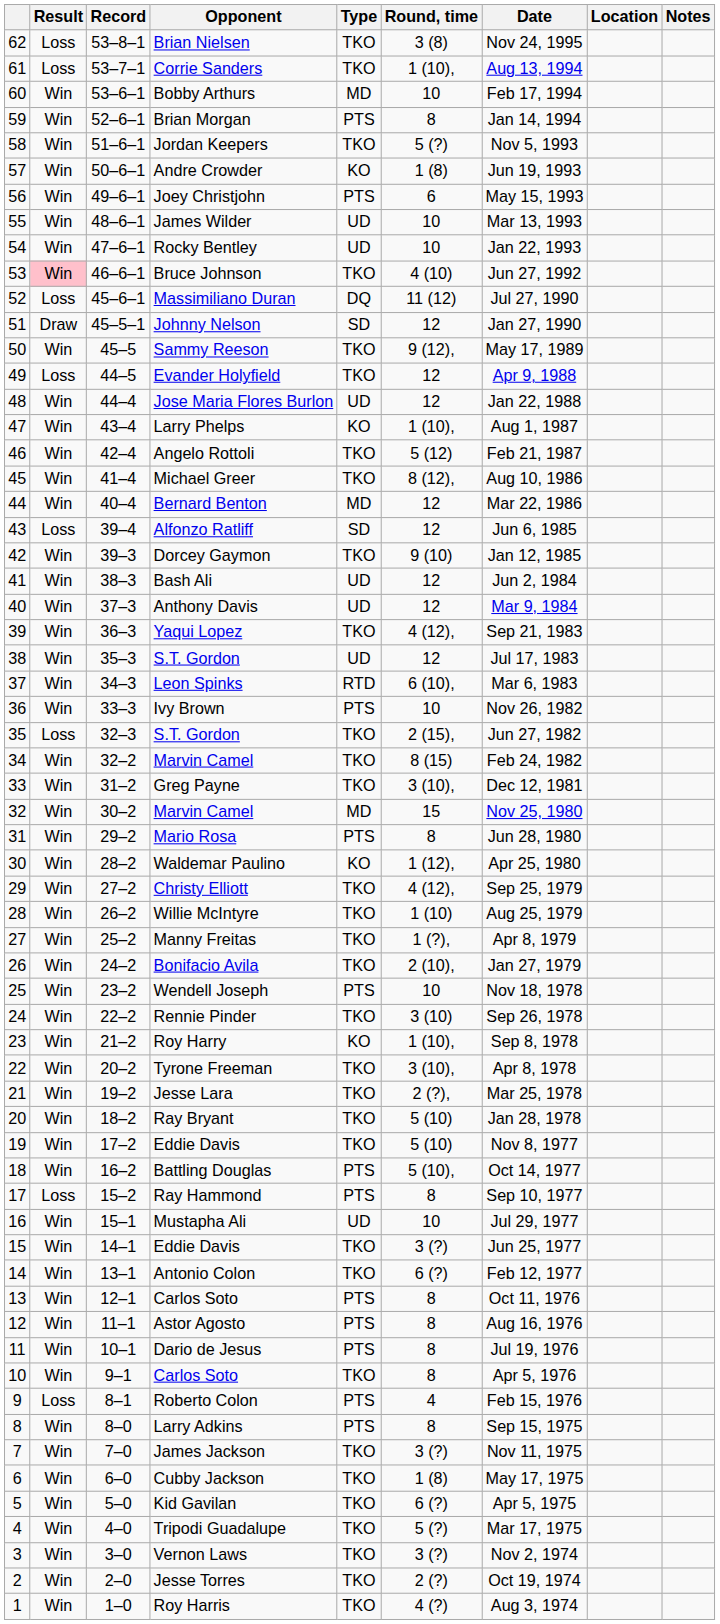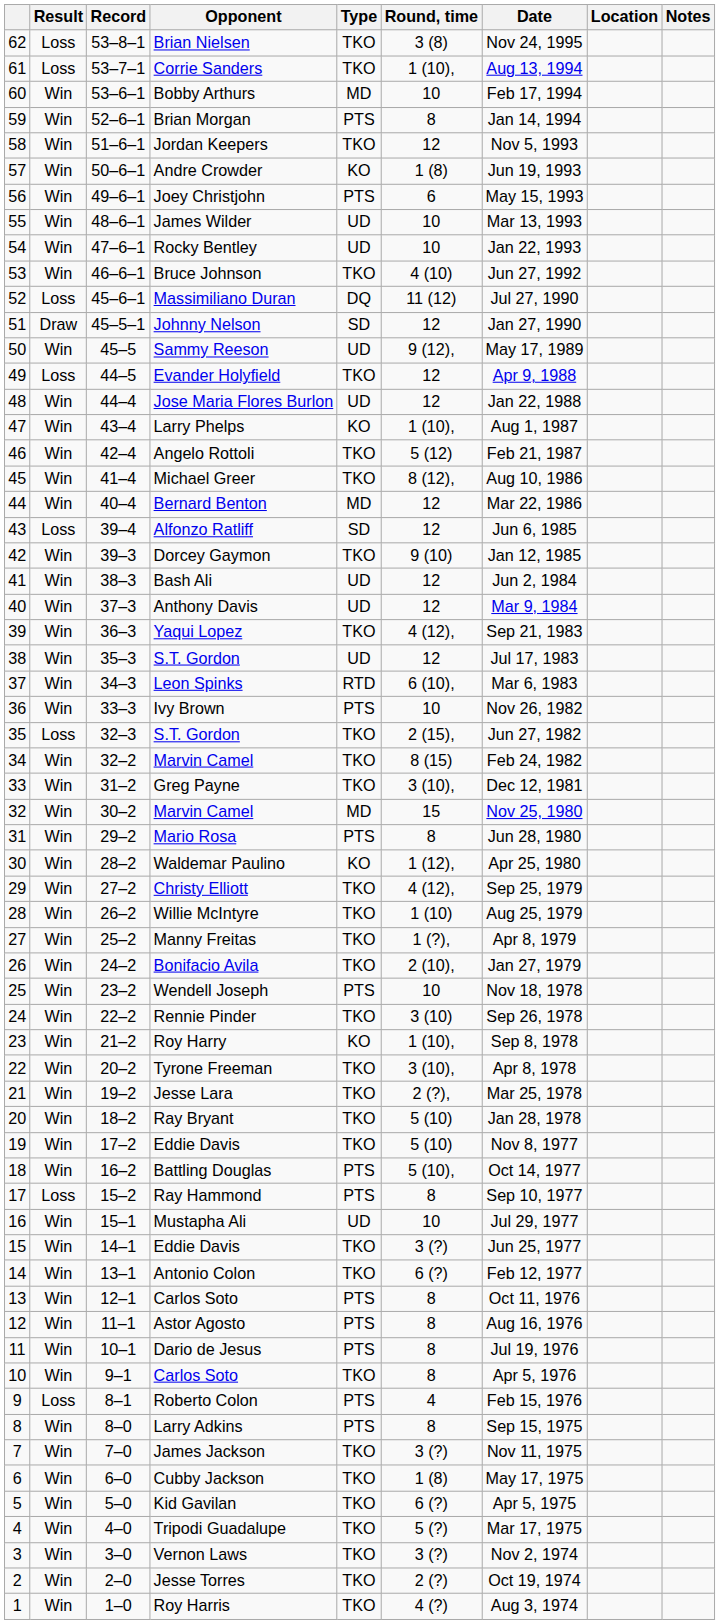(431, 145) 5 (?) -> (431, 145) 12
(58, 273) pink background -> (58, 273) no background
(359, 350) TKO -> (359, 350) UD
